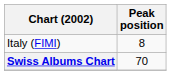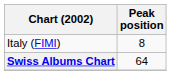(142, 61) 70 -> (142, 61) 64
